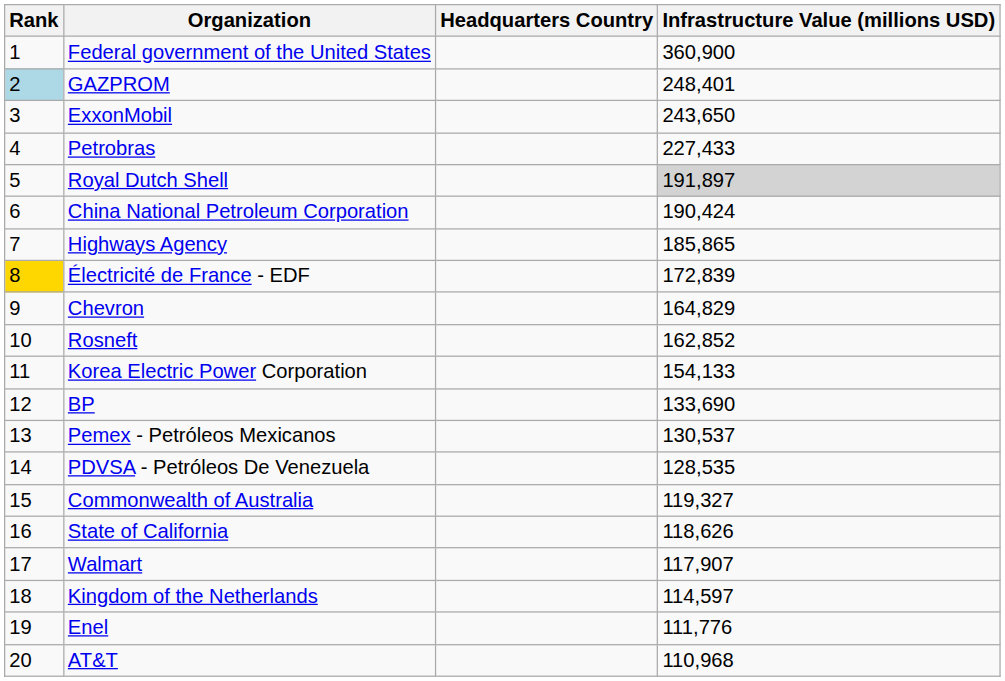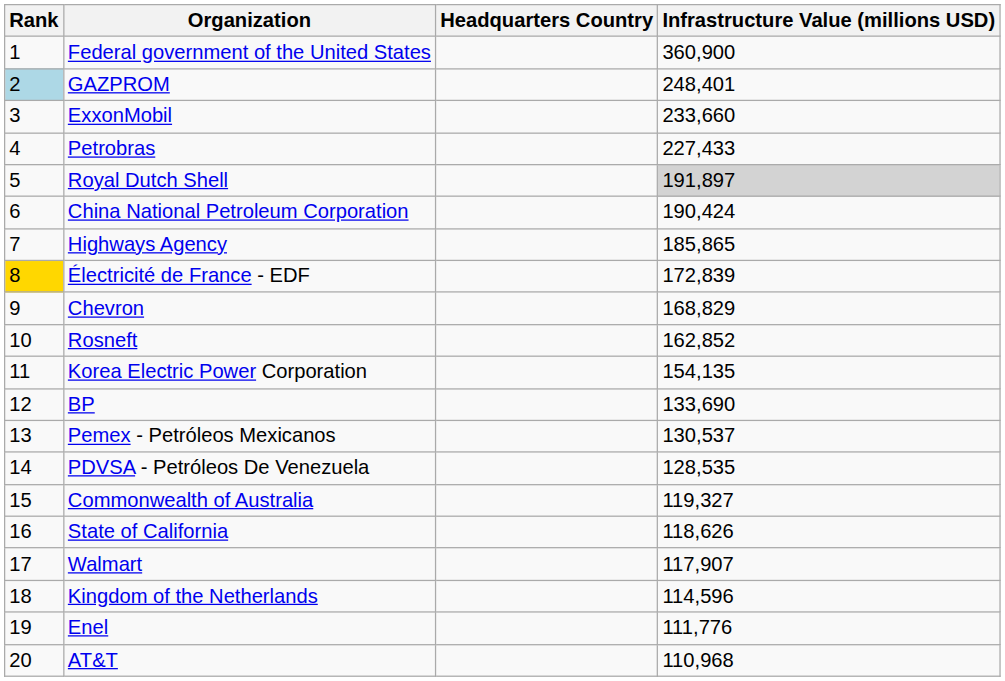(699, 116) 243,650 -> (699, 116) 233,660
(699, 308) 164,829 -> (699, 308) 168,829
(699, 372) 154,133 -> (699, 372) 154,135
(698, 595) 114,597 -> (698, 595) 114,596
